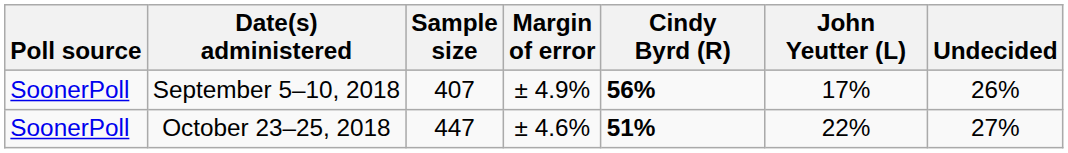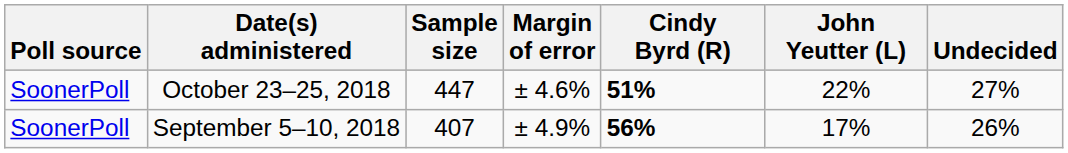rows swapped: (276, 128) <-> (276, 89)
